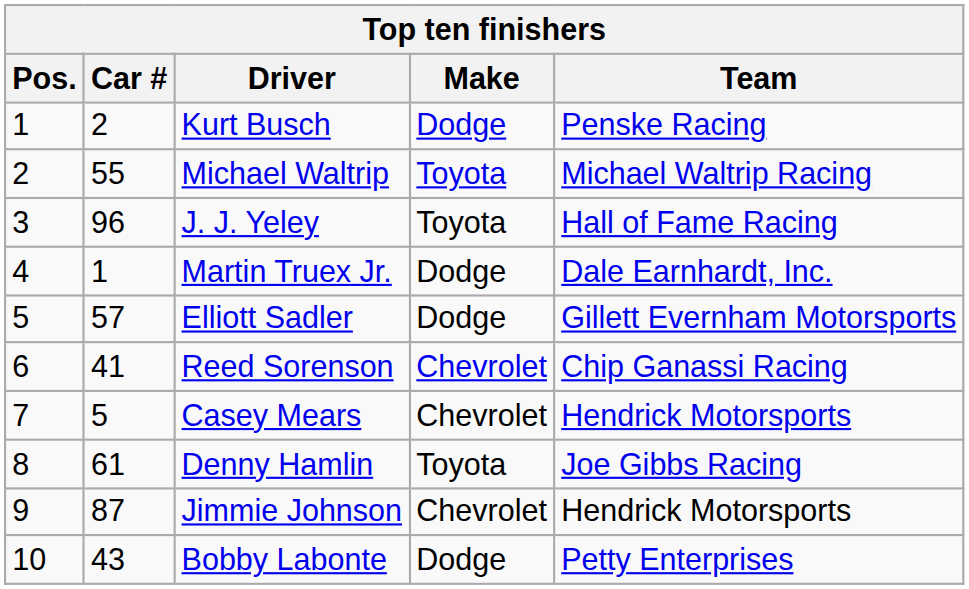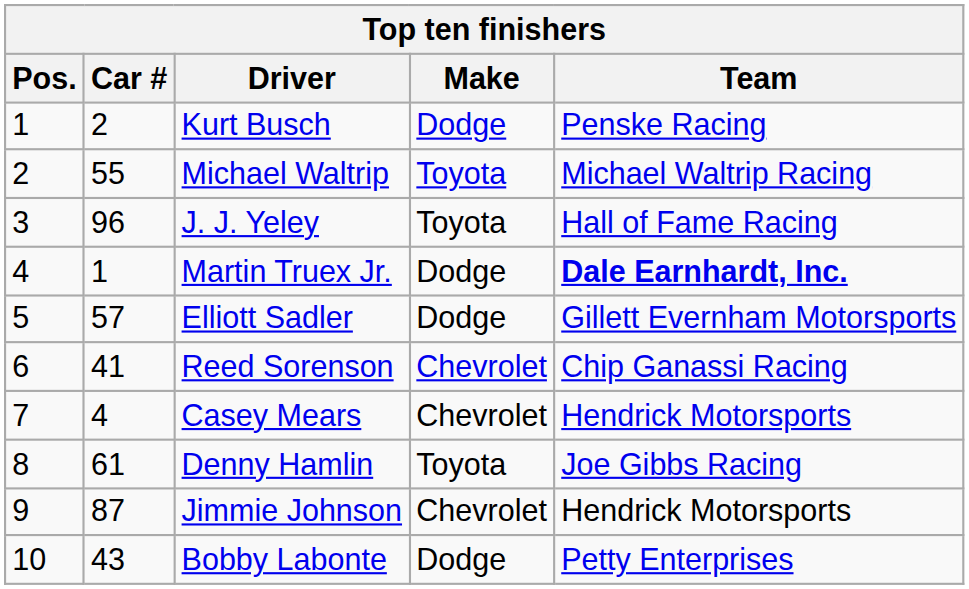(697, 271) normal -> (704, 271) bold
(99, 415) 5 -> (99, 415) 4
